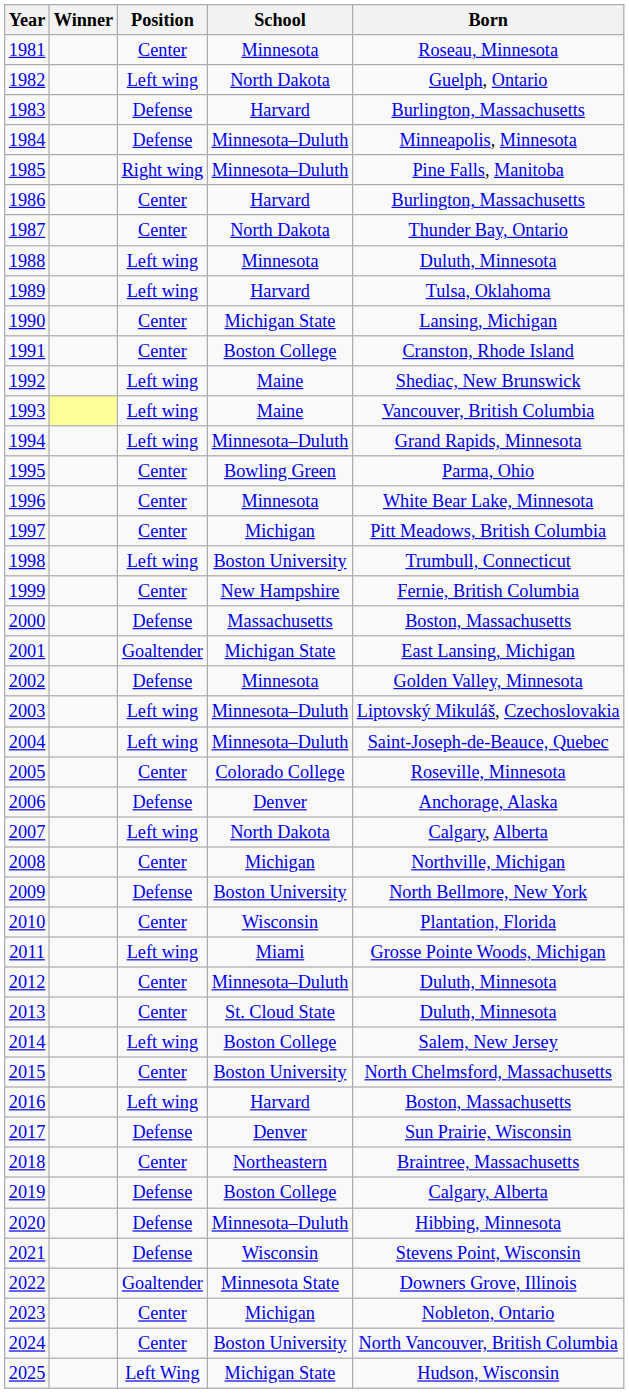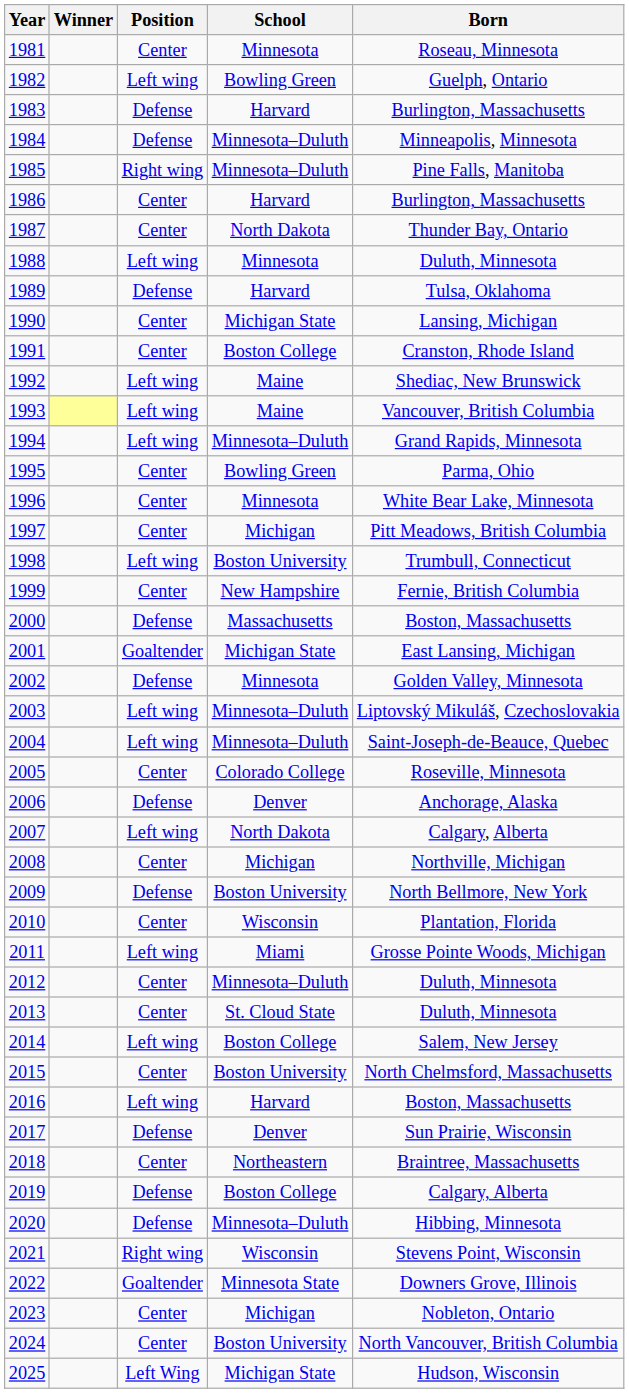(280, 79) North Dakota -> (280, 79) Bowling Green
(162, 290) Left wing -> (162, 290) Defense
(162, 1252) Defense -> (162, 1252) Right wing
